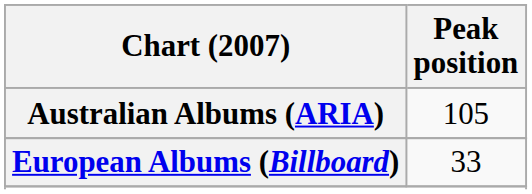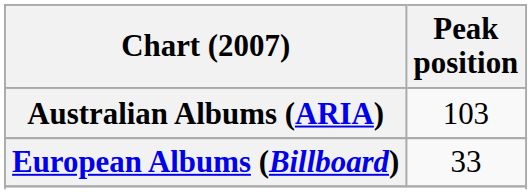(466, 112) 105 -> (466, 112) 103
